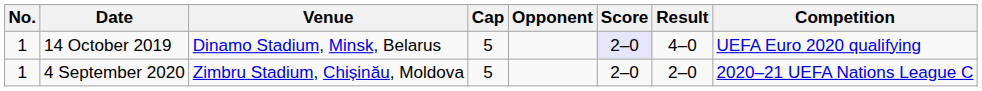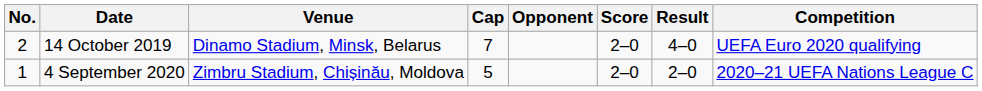(22, 45) 1 -> (22, 45) 2
(488, 45) 5 -> (488, 45) 7
(625, 45) lavender background -> (625, 45) no background
